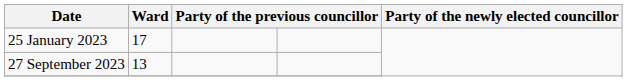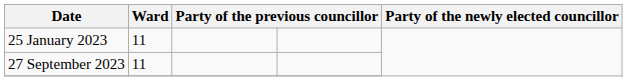(139, 40) 17 -> (139, 40) 11
(139, 64) 13 -> (139, 64) 11
